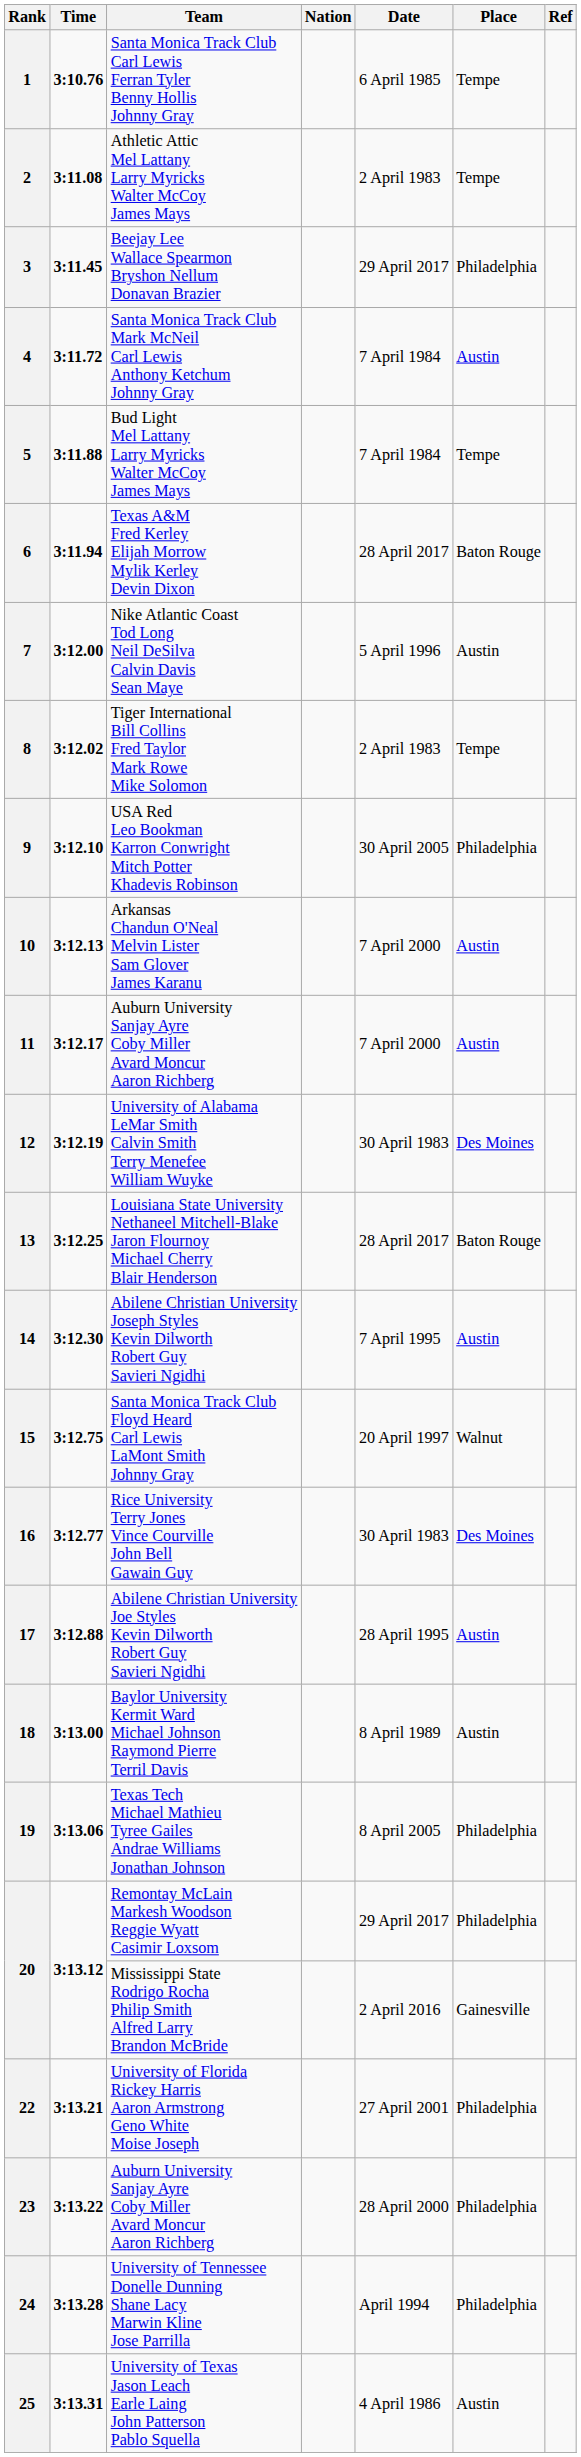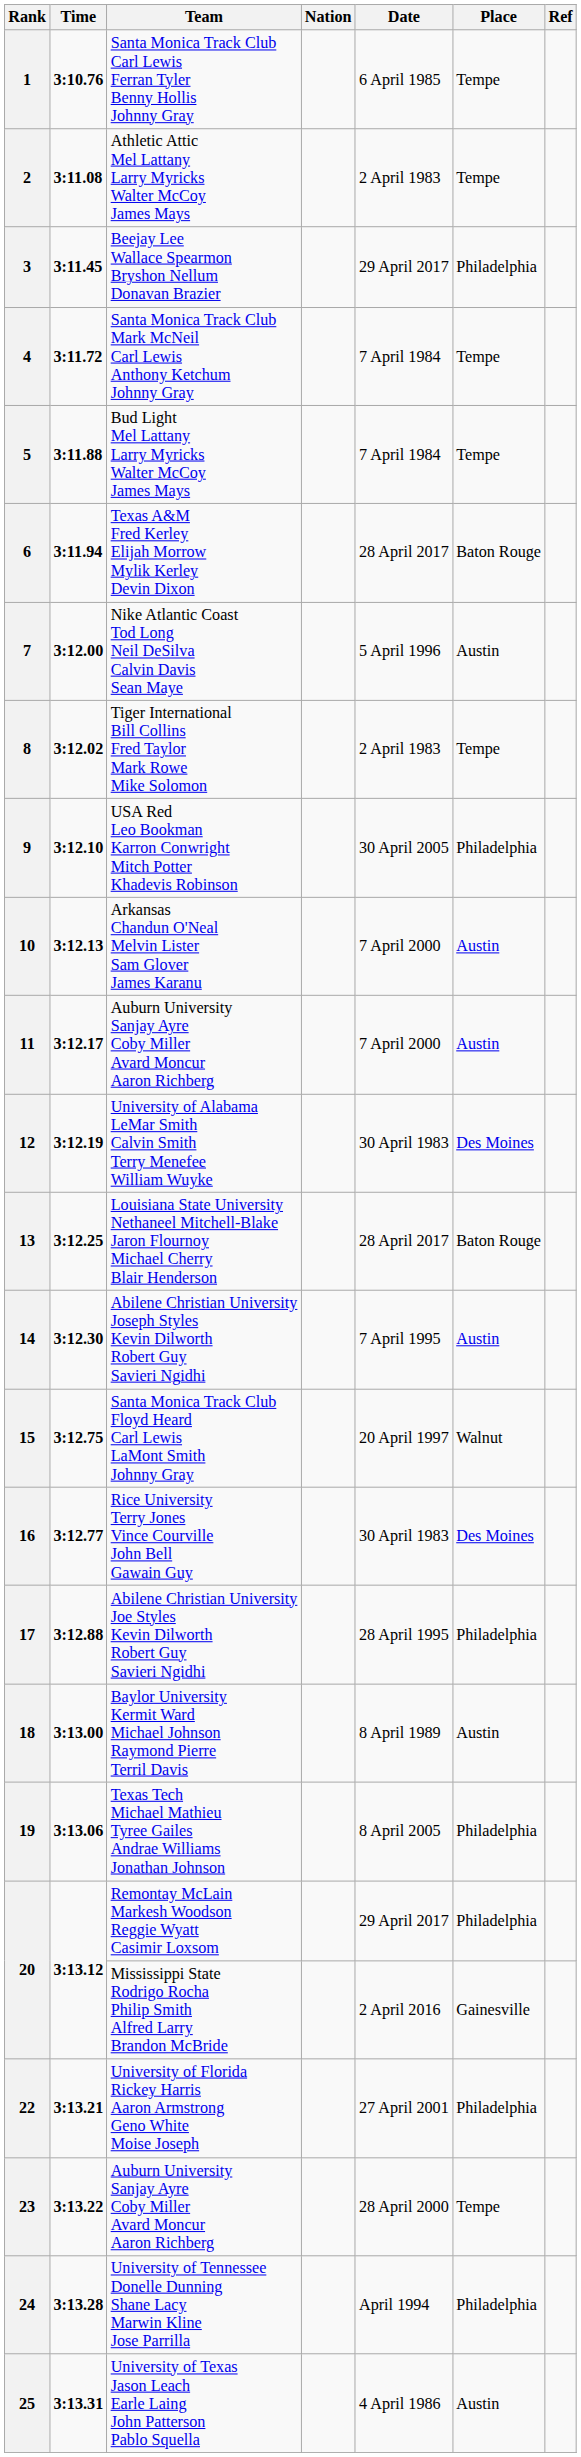(478, 356) Austin -> (478, 356) Tempe
(478, 1634) Austin -> (497, 1634) Philadelphia
(497, 2206) Philadelphia -> (478, 2206) Tempe
